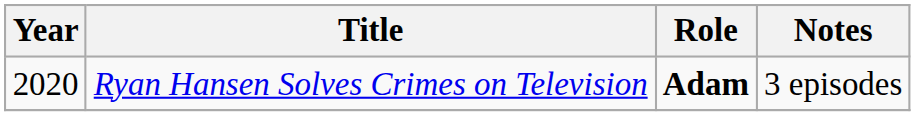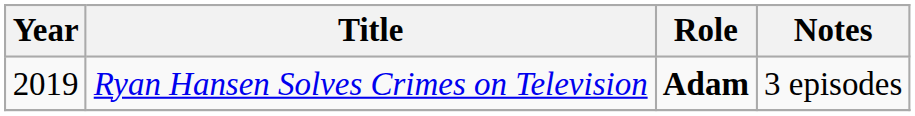(46, 82) 2020 -> (46, 82) 2019
